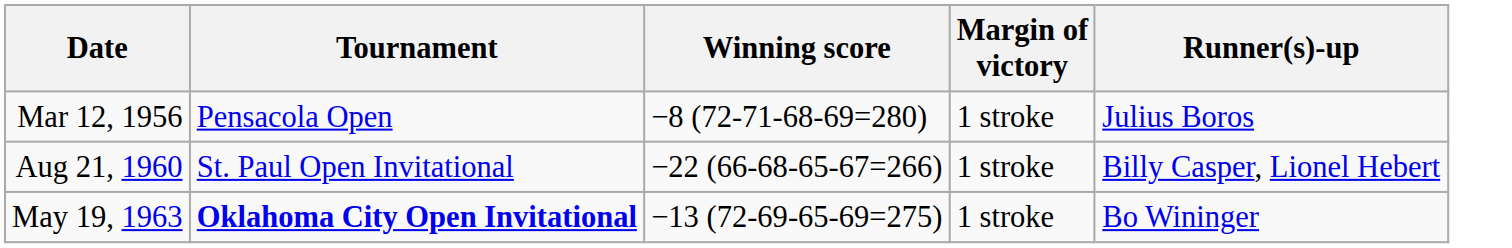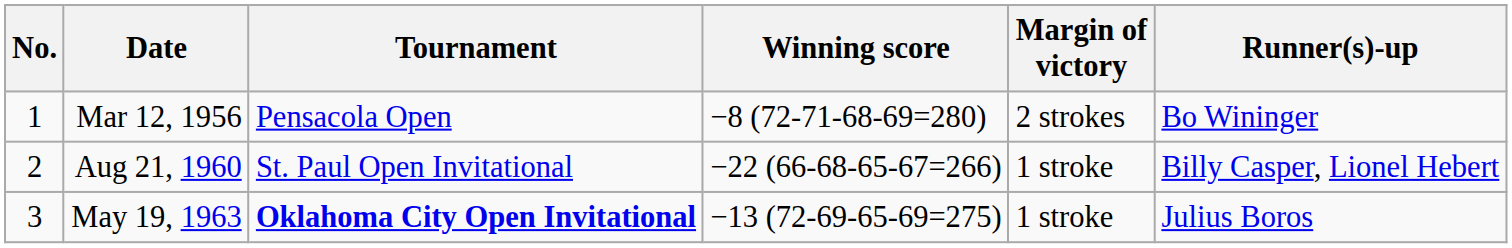+ column: (35, 47)
(1005, 116) 1 stroke -> (1070, 116) 2 strokes
(1178, 116) Julius Boros -> (1240, 116) Bo Wininger
(1181, 217) Bo Wininger -> (1237, 217) Julius Boros
